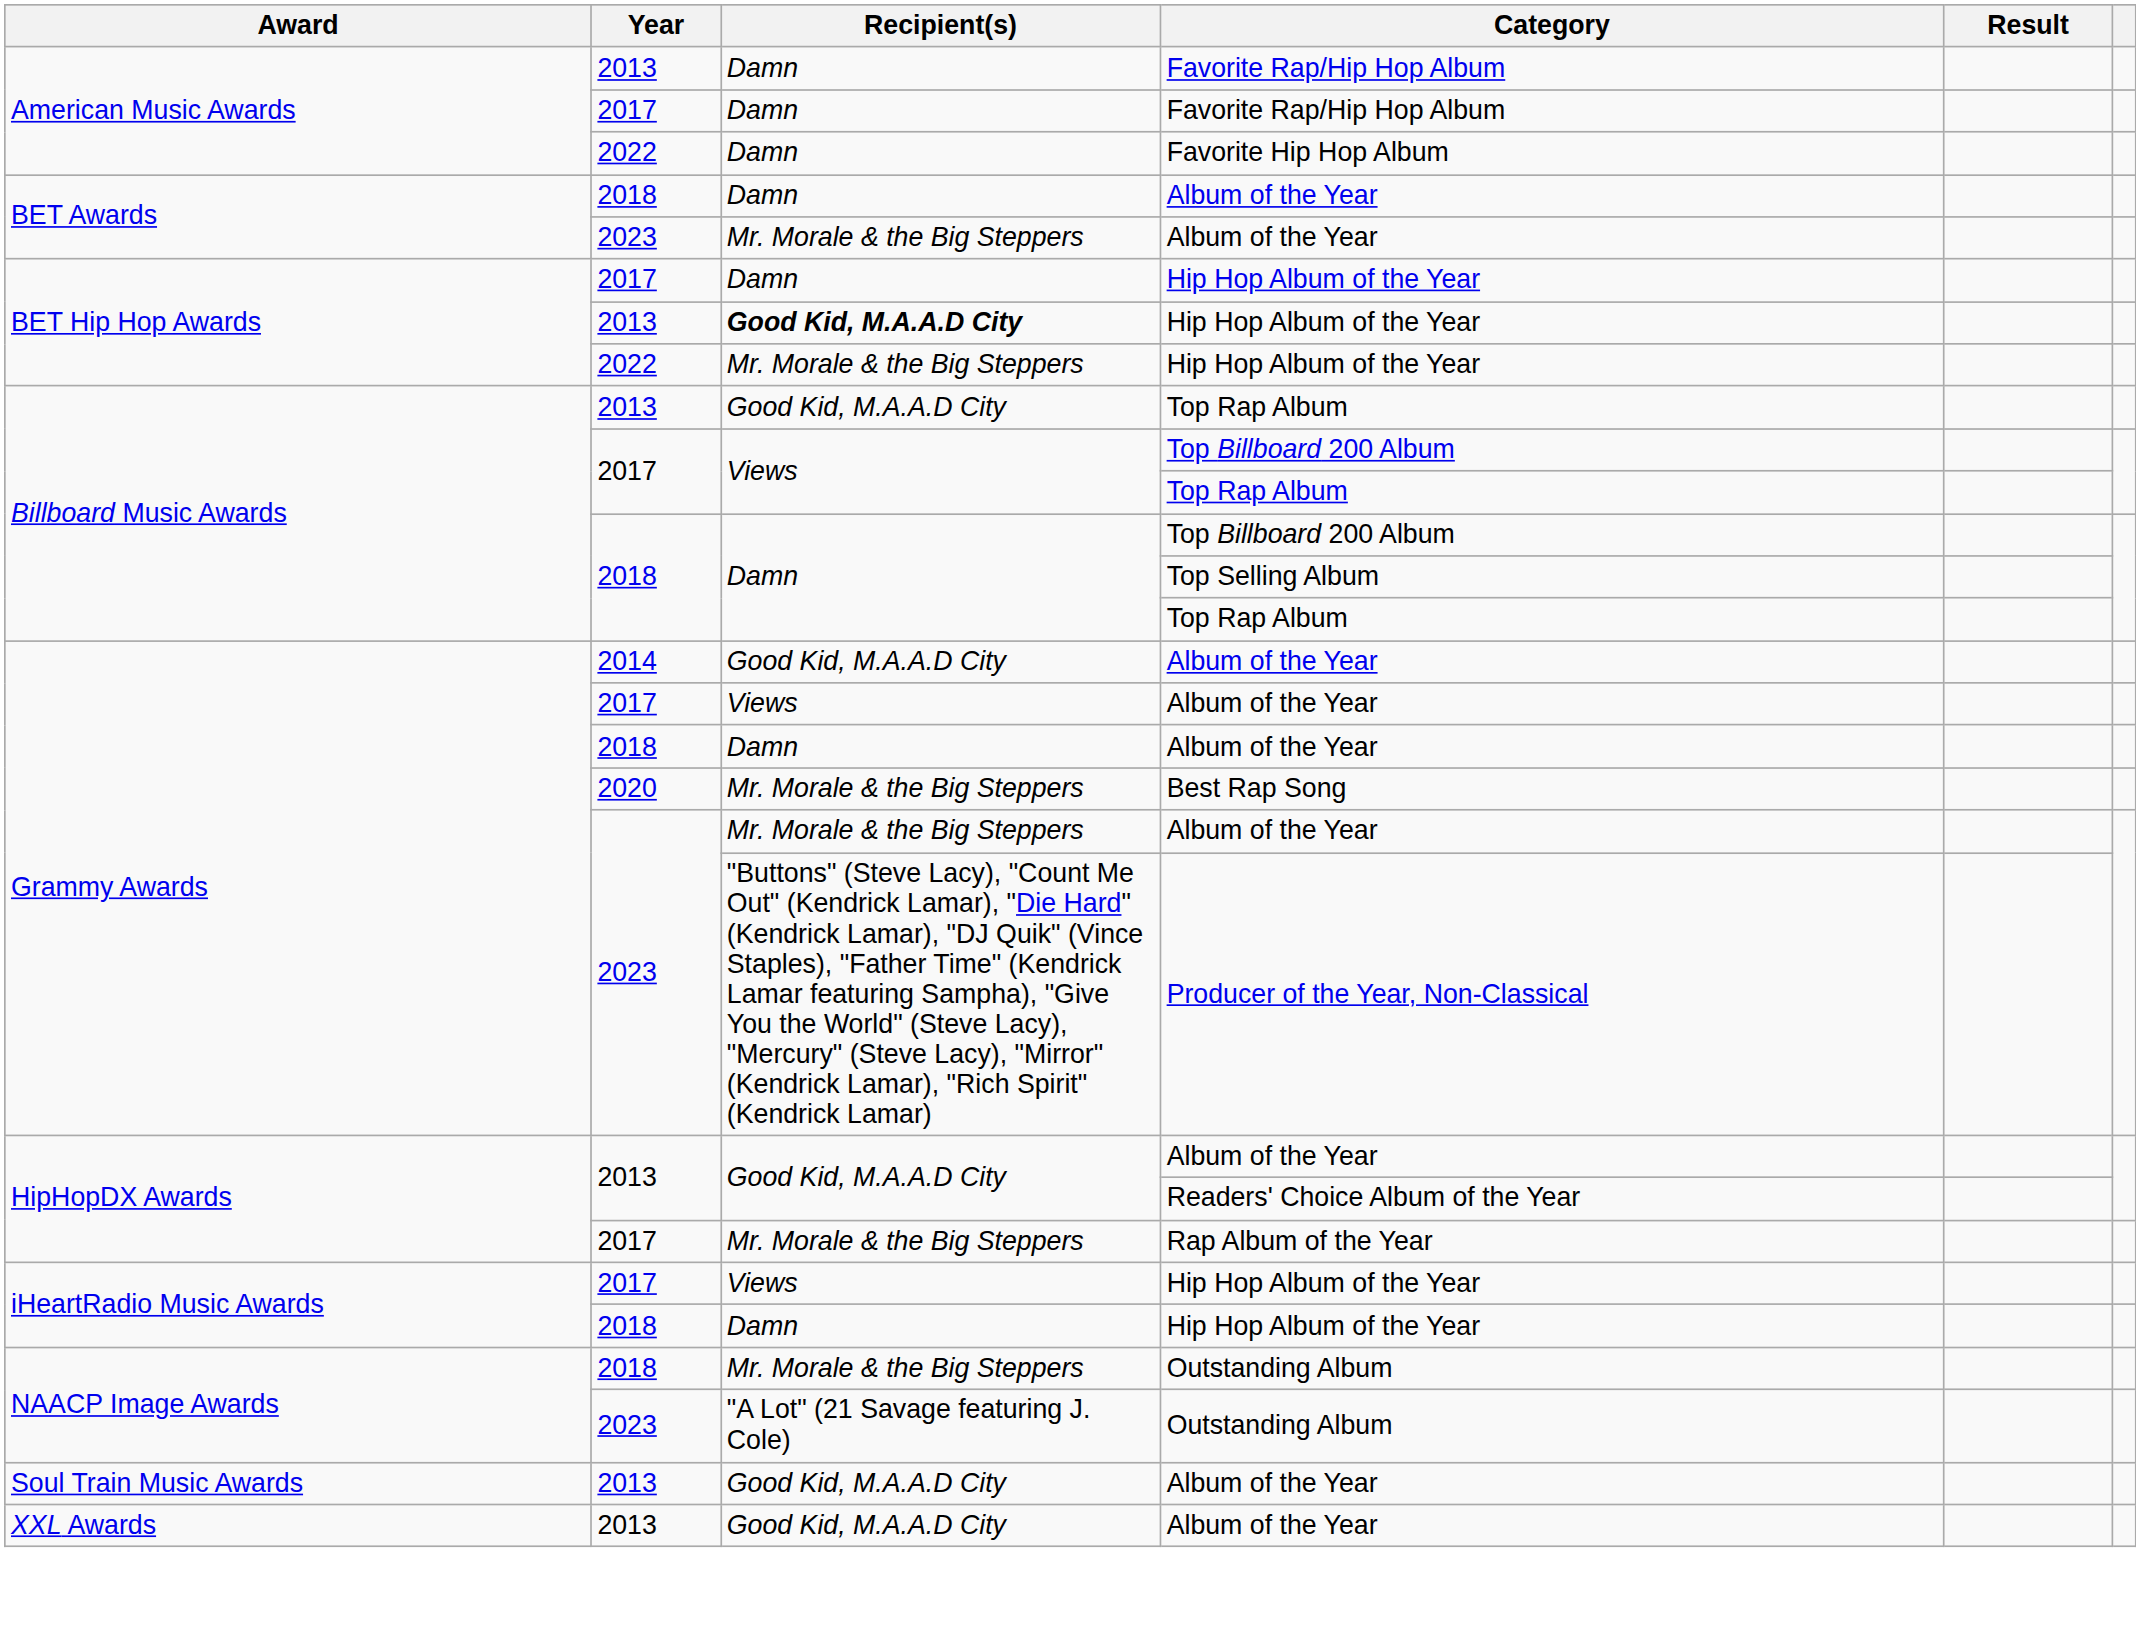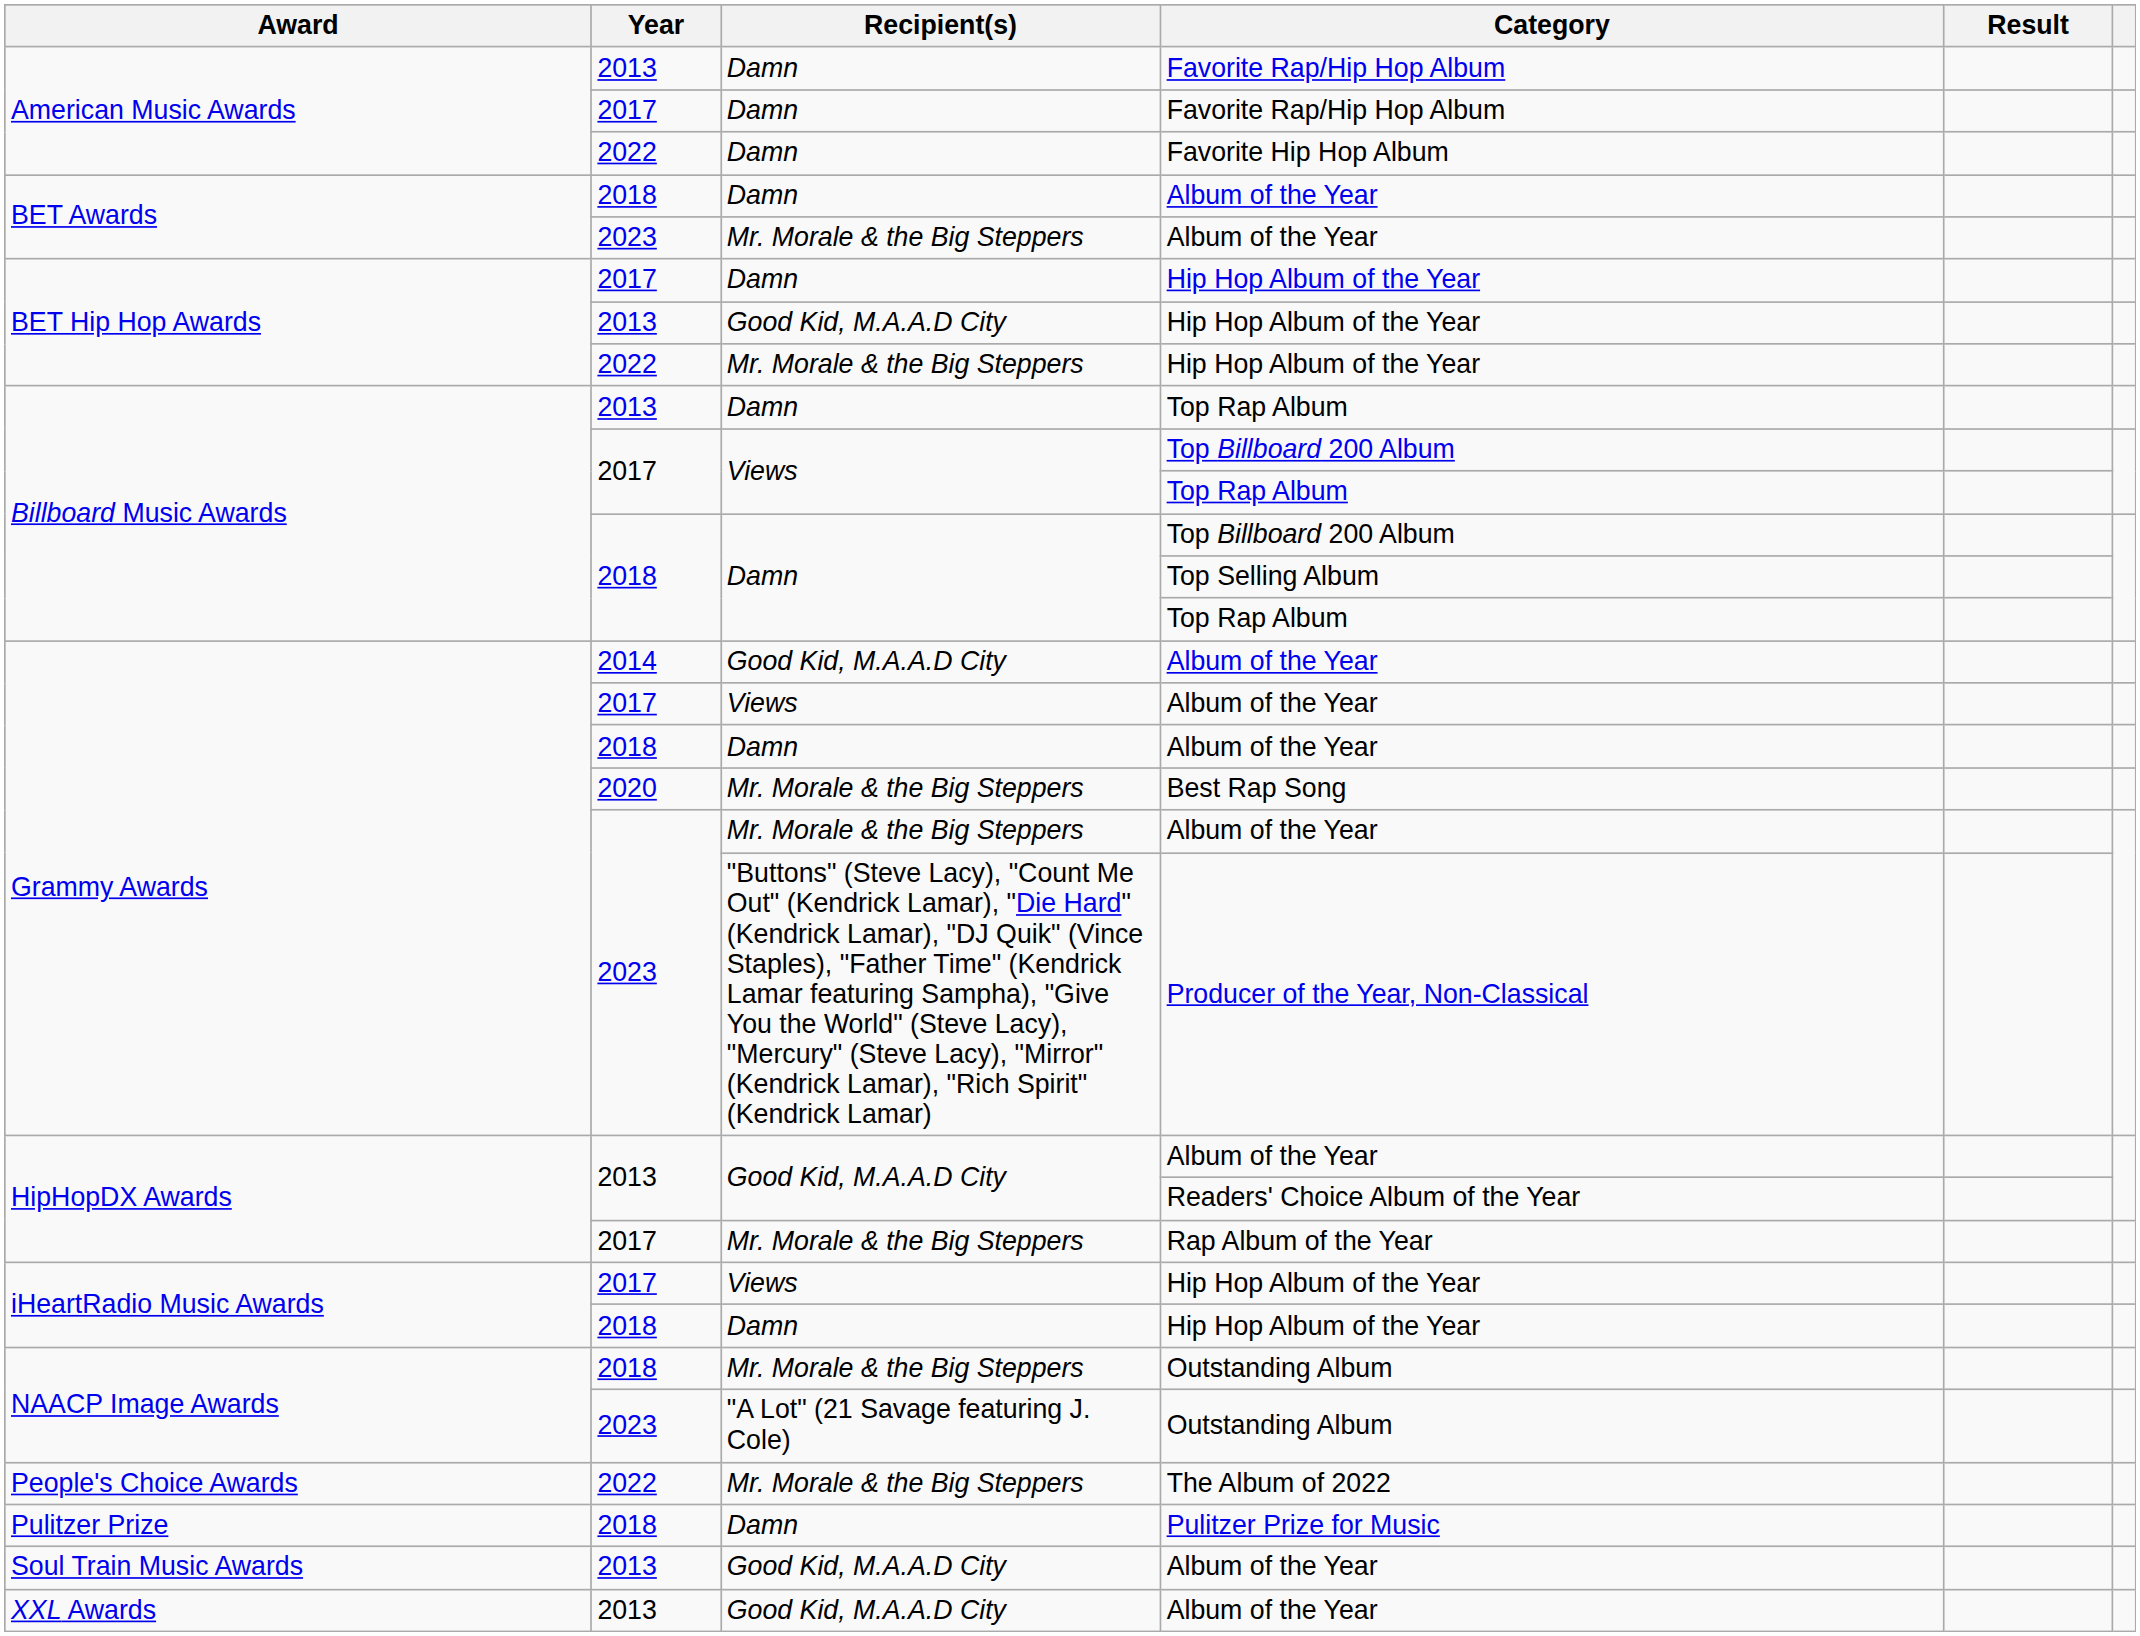(874, 322) bold -> (866, 322) normal
(866, 407) Good Kid, M.A.A.D City -> (762, 407) Damn
+ row: (627, 1482)
+ row: (627, 1525)
